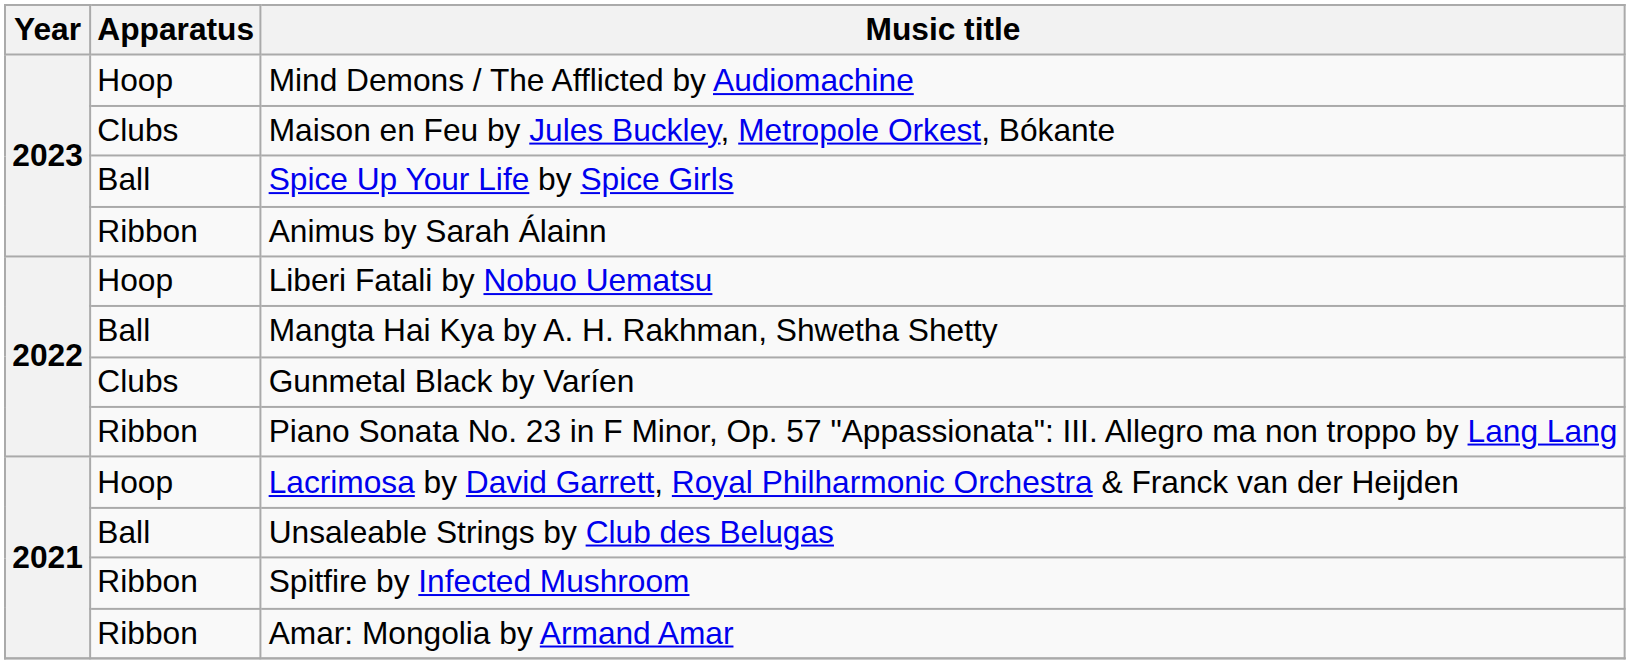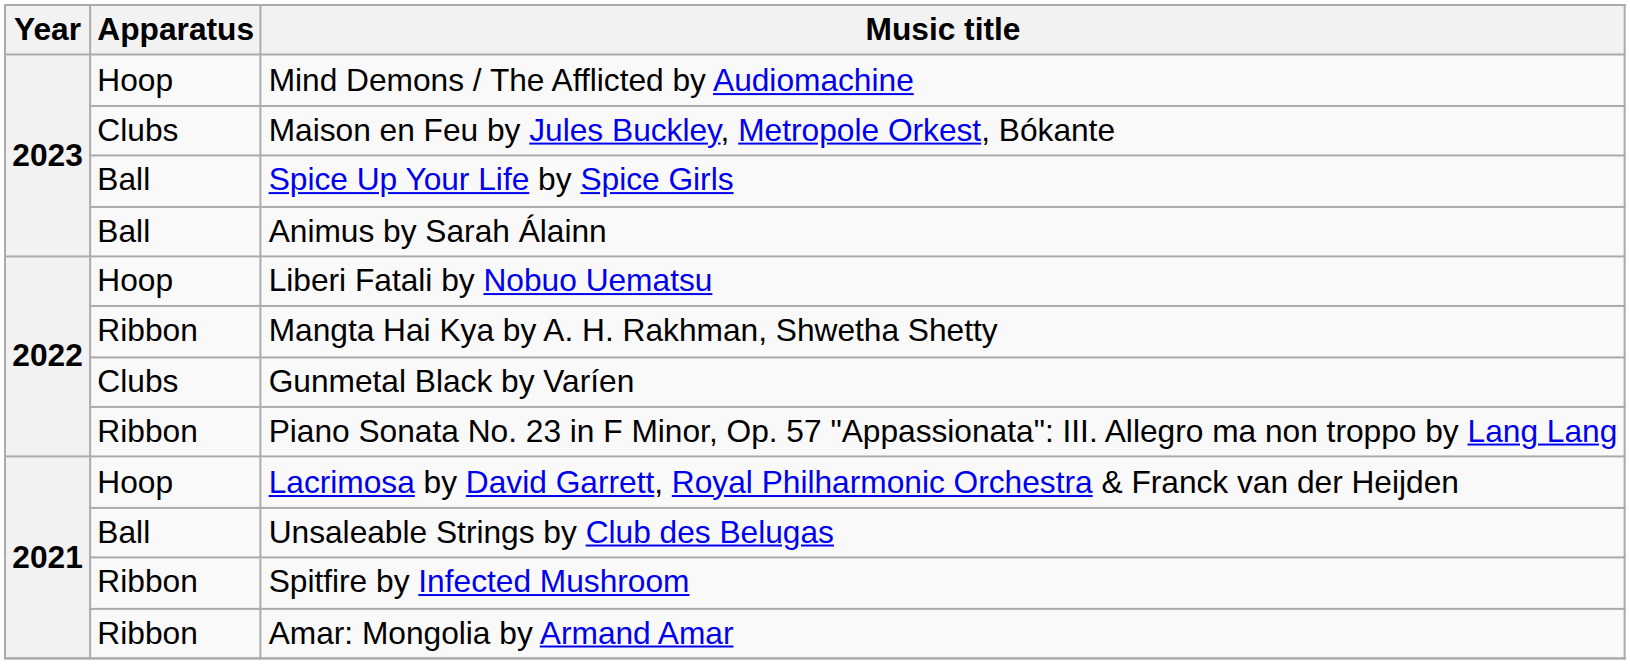(148, 230) Ribbon -> (124, 230) Ball
(124, 331) Ball -> (148, 331) Ribbon
